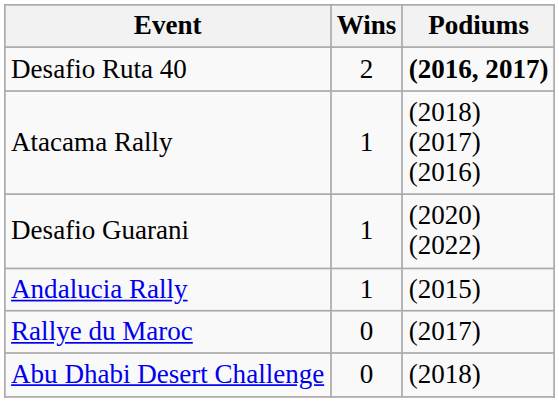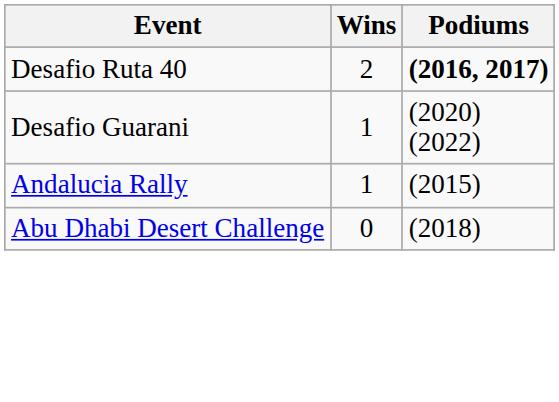- row: (92, 142)
- row: (102, 331)
